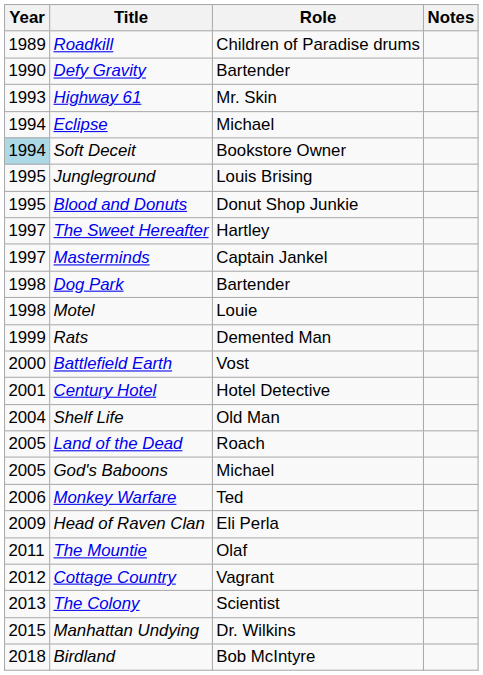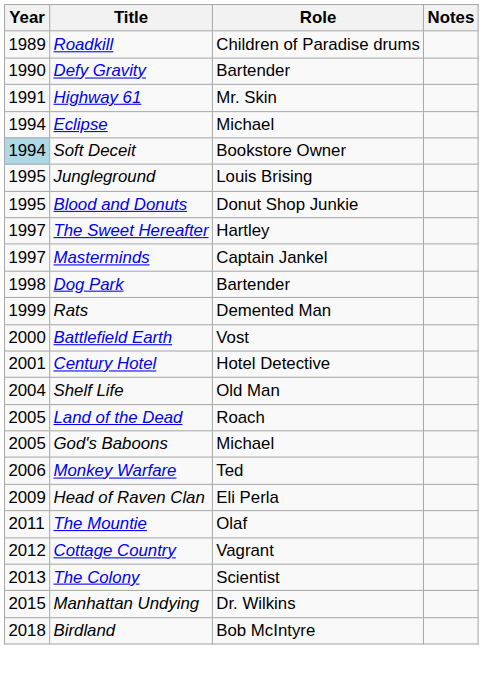(27, 97) 1993 -> (27, 97) 1991
- row: (74, 310)
